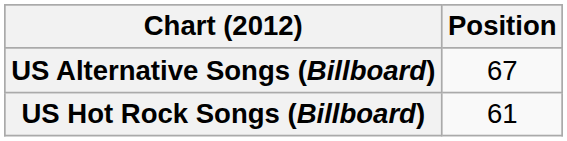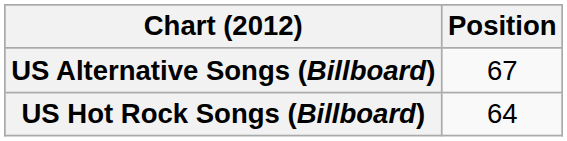(502, 113) 61 -> (502, 113) 64
